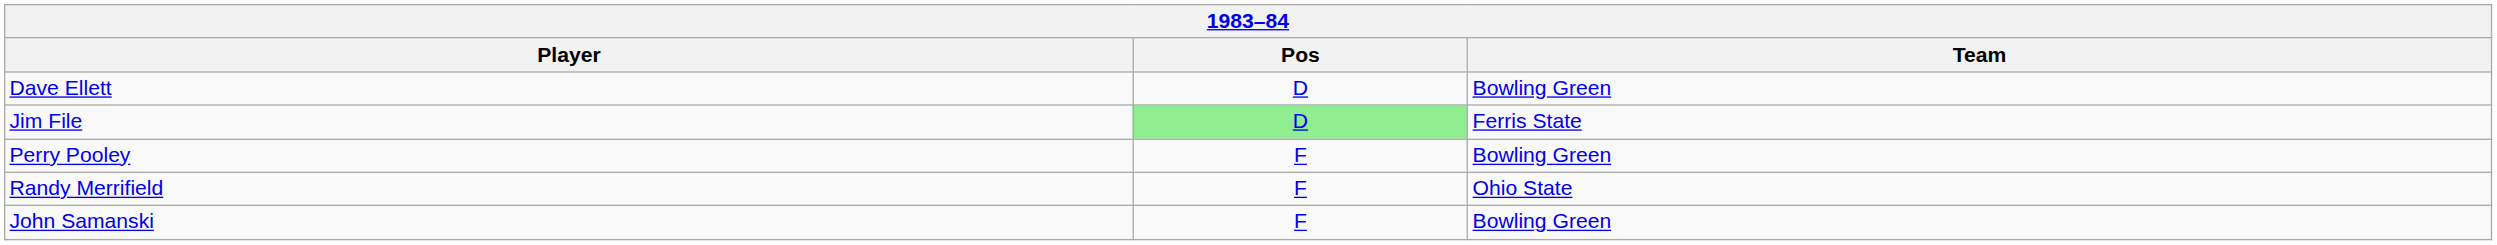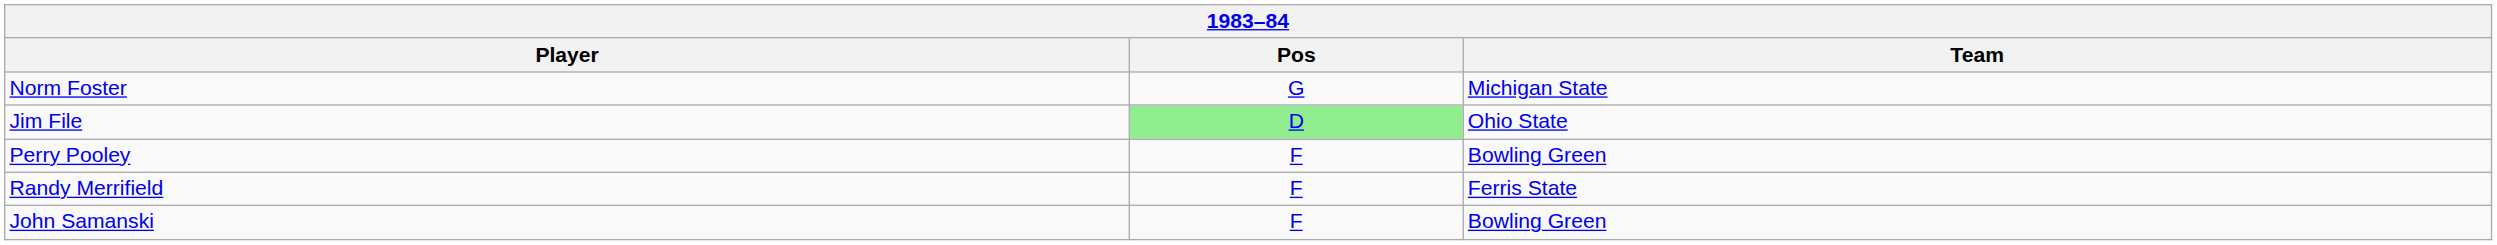+ row: (68, 88)
- row: (61, 88)
(1527, 121) Ferris State -> (1518, 121) Ohio State
(1523, 188) Ohio State -> (1522, 188) Ferris State
